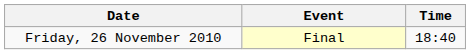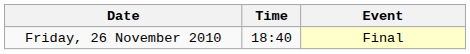columns swapped: (436, 16) <-> (324, 16)
